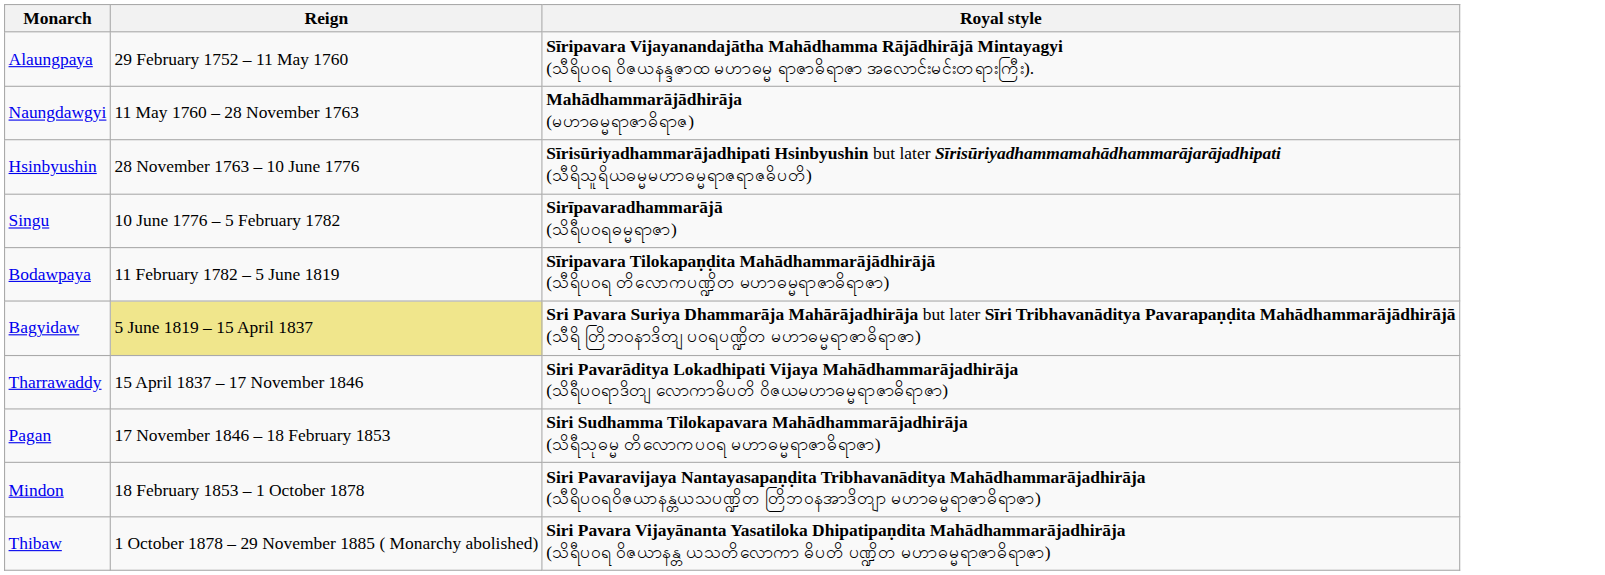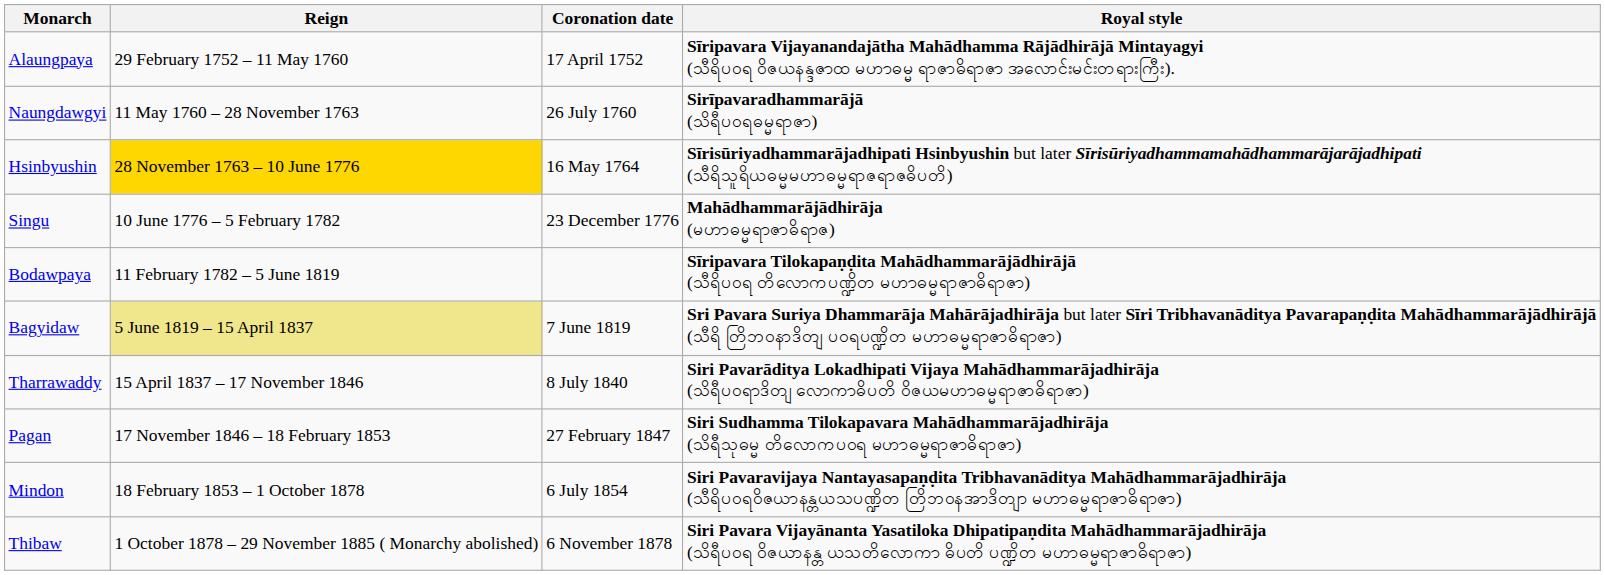+ column: (613, 18)
(644, 110) Mahādhammarājādhirāja (မဟာဓမ္မရာဇာဓိရာဇ) -> (775, 110) Sirīpavaradhammarājā (သိရီပဝရဓမ္မရာဇာ)
(237, 166) no background -> (237, 166) gold background
(634, 218) Sirīpavaradhammarājā (သိရီပဝရဓမ္မရာဇာ) -> (785, 218) Mahādhammarājādhirāja (မဟာဓမ္မရာဇာဓိရာဇ)
